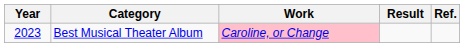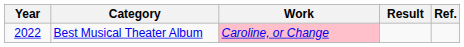(28, 33) 2023 -> (28, 33) 2022
